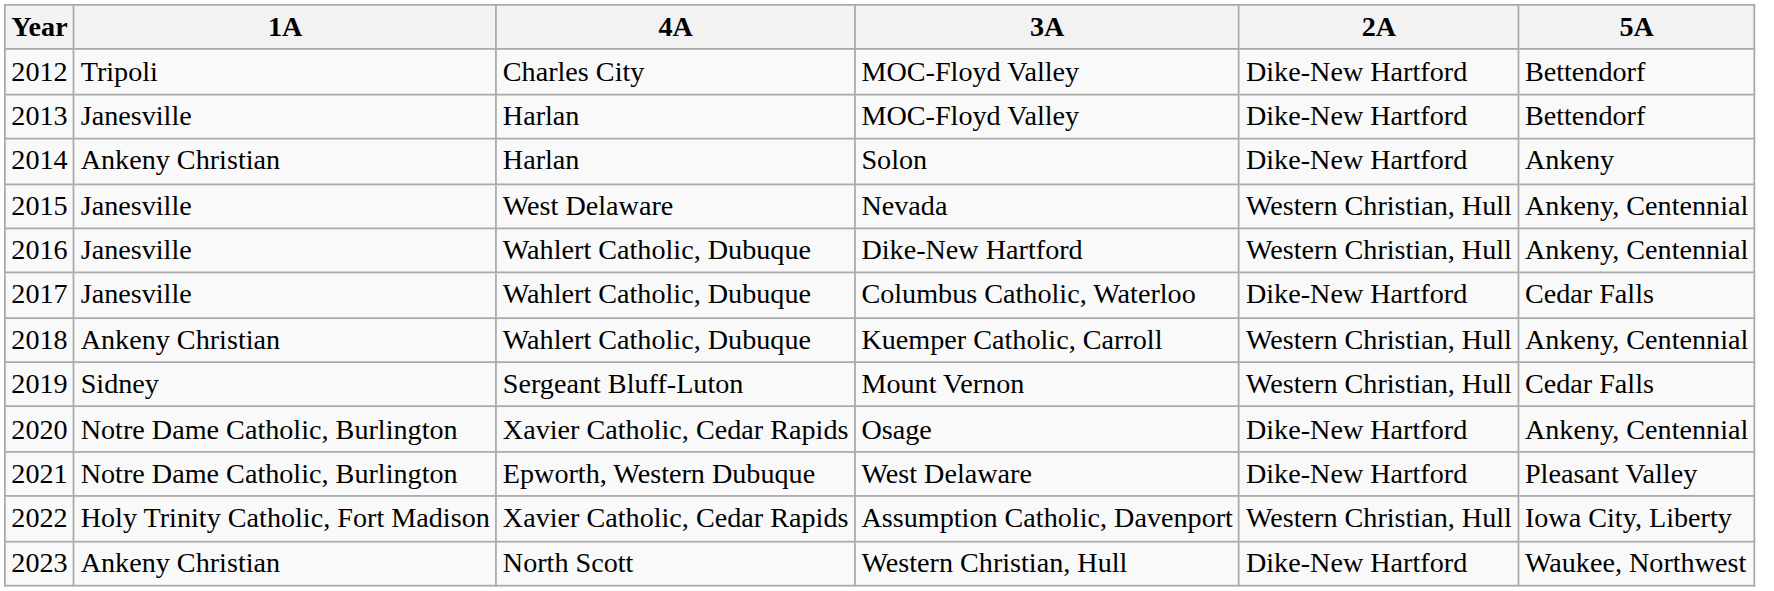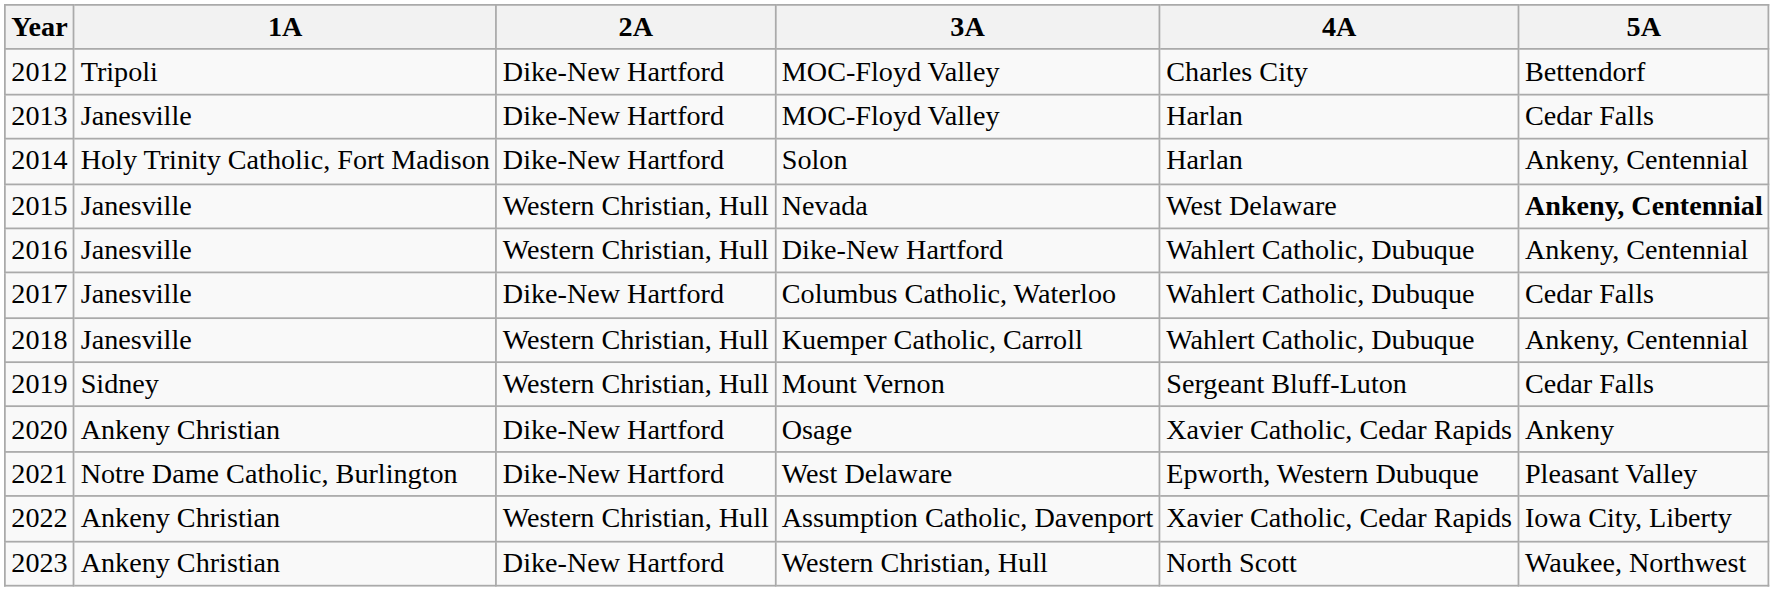columns swapped: (1379, 26) <-> (676, 26)
(1585, 116) Bettendorf -> (1589, 116) Cedar Falls
(180, 160) Ankeny Christian -> (285, 160) Holy Trinity Catholic, Fort Madison
(1569, 160) Ankeny -> (1637, 160) Ankeny, Centennial
(1637, 205) normal -> (1644, 205) bold
(180, 339) Ankeny Christian -> (136, 339) Janesville
(269, 428) Notre Dame Catholic, Burlington -> (180, 428) Ankeny Christian
(1637, 428) Ankeny, Centennial -> (1569, 428) Ankeny
(285, 518) Holy Trinity Catholic, Fort Madison -> (180, 518) Ankeny Christian
